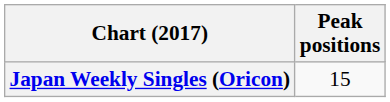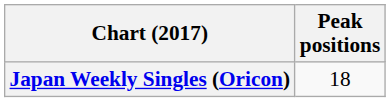(340, 79) 15 -> (340, 79) 18
